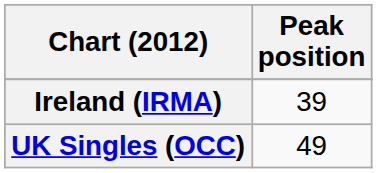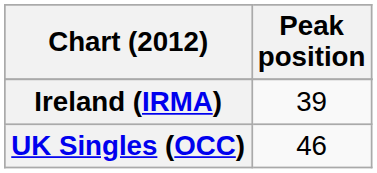(312, 145) 49 -> (312, 145) 46
